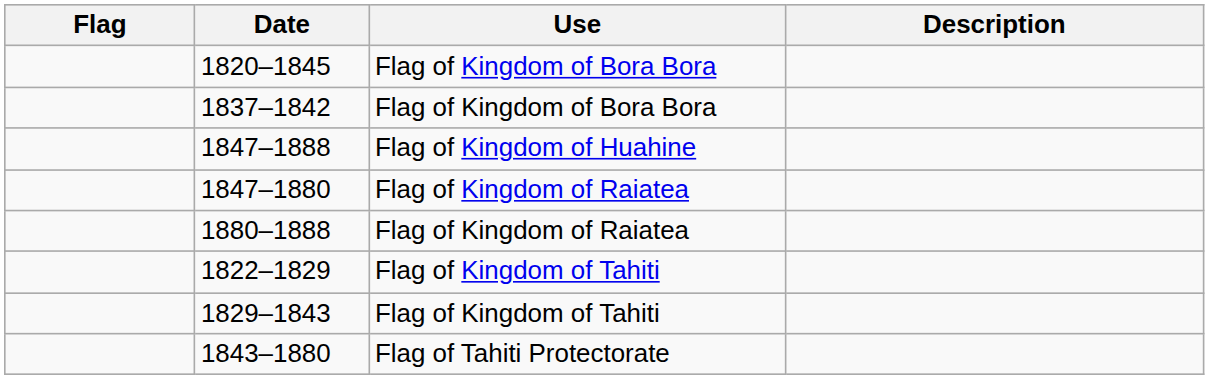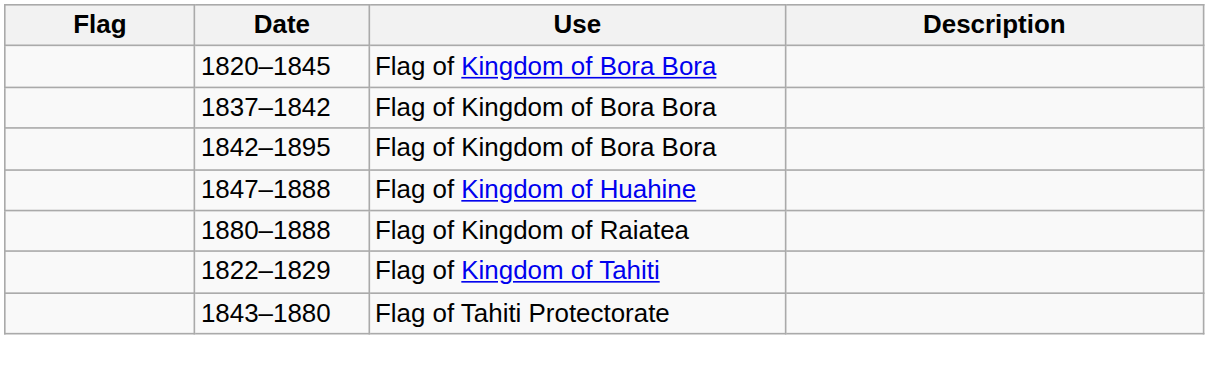+ row: (266, 148)
- row: (266, 189)
- row: (266, 312)
